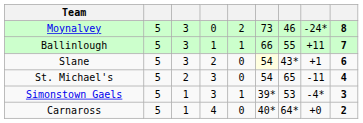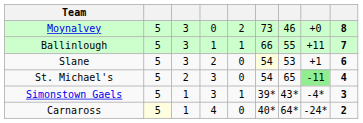(315, 29) -24* -> (315, 29) +0
(290, 61) 43* -> (290, 61) 53
(315, 78) no background -> (315, 78) lightgreen background
(290, 94) 53 -> (290, 94) 43*
(158, 110) no background -> (158, 110) lightyellow background
(315, 110) +0 -> (315, 110) -24*
